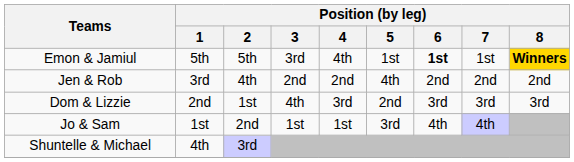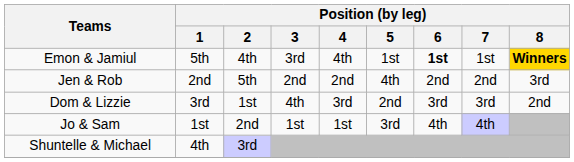(247, 59) 5th -> (247, 59) 4th
(200, 80) 3rd -> (200, 80) 2nd
(247, 80) 4th -> (247, 80) 5th
(540, 80) 2nd -> (539, 80) 3rd
(200, 102) 2nd -> (200, 102) 3rd
(539, 102) 3rd -> (540, 102) 2nd
